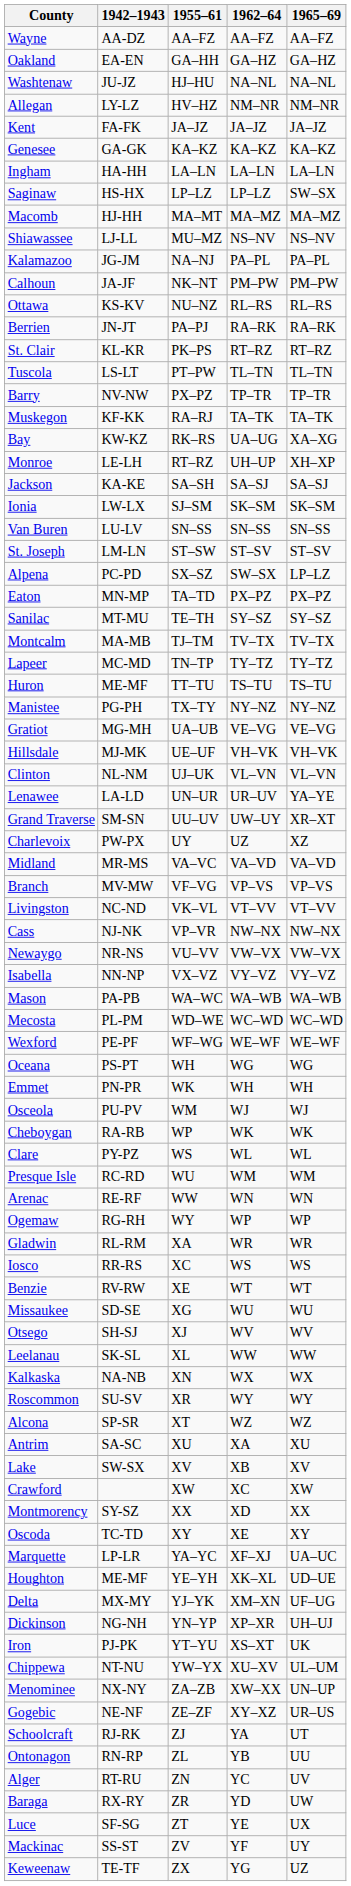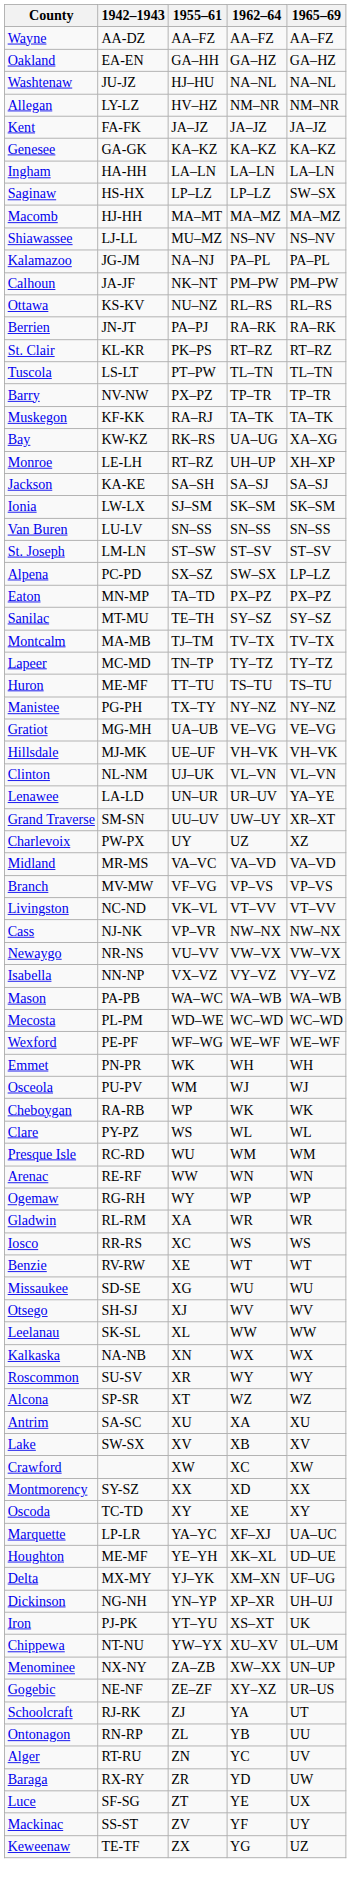- row: (29, 1065)
